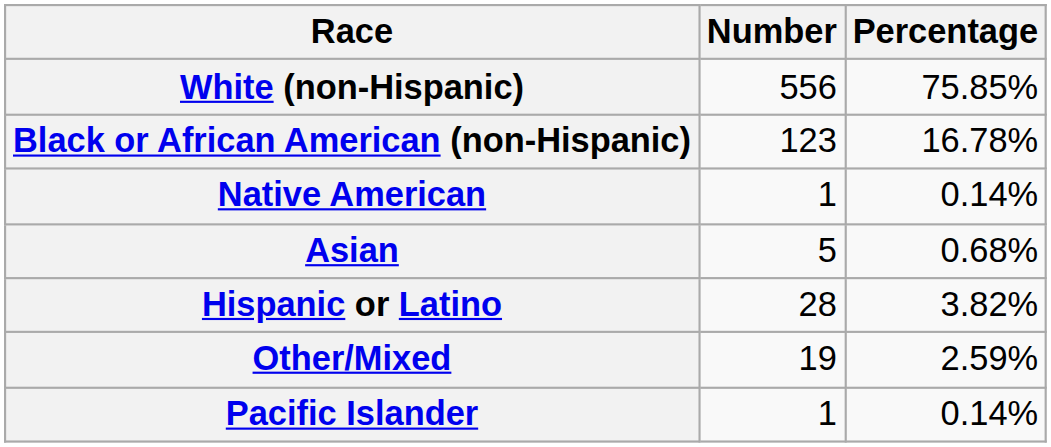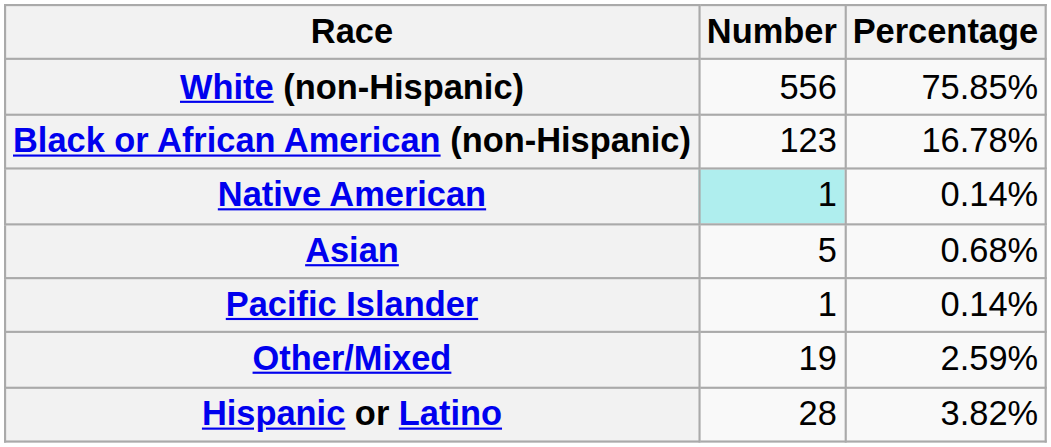(827, 195) no background -> (827, 195) paleturquoise background
rows swapped: (352, 413) <-> (352, 304)
